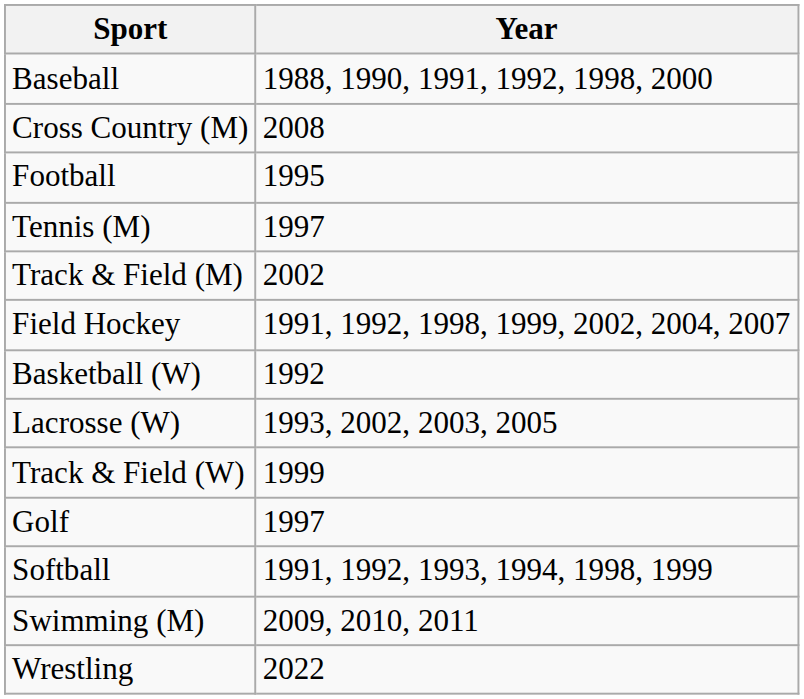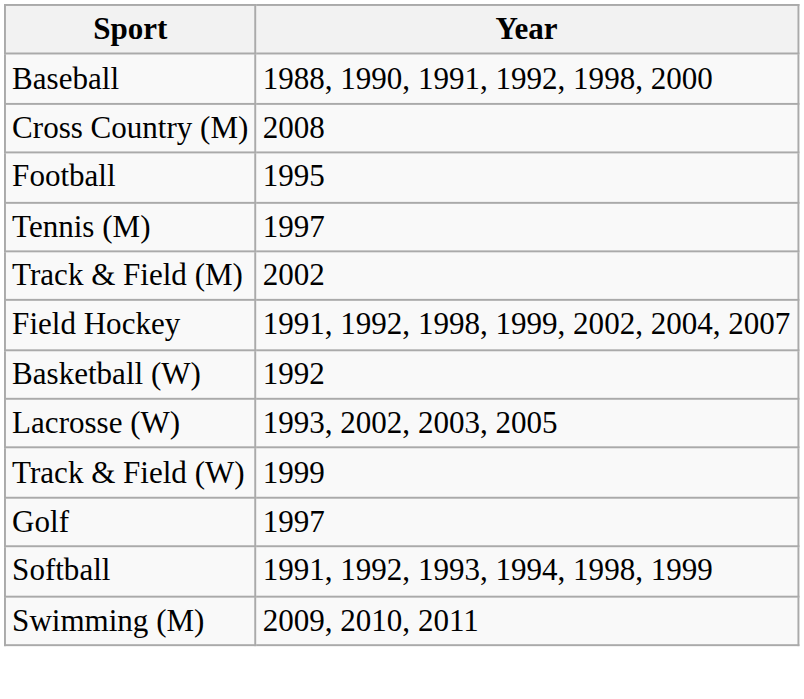- row: (73, 669)
